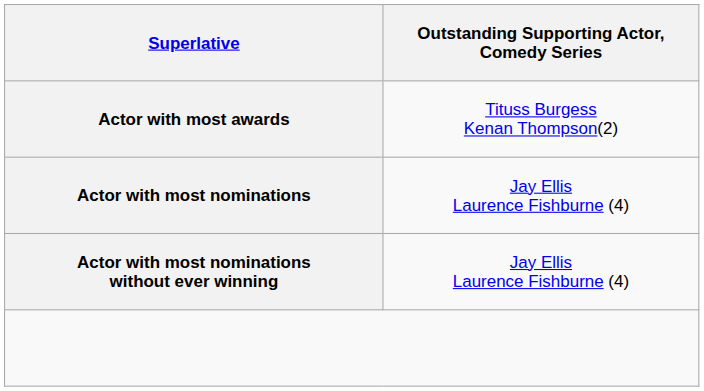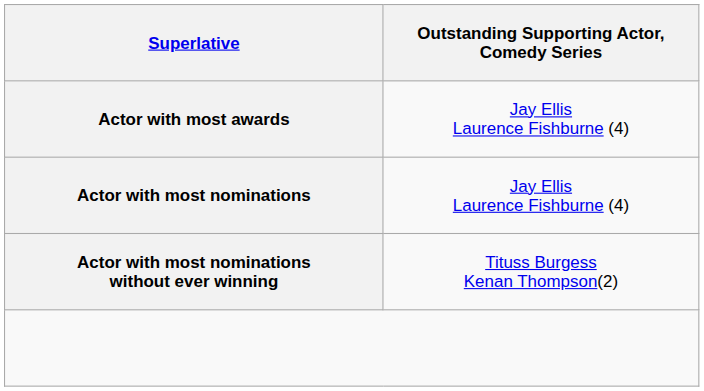(541, 118) Tituss Burgess Kenan Thompson(2) -> (541, 118) Jay Ellis Laurence Fishburne (4)
(541, 271) Jay Ellis Laurence Fishburne (4) -> (541, 271) Tituss Burgess Kenan Thompson(2)
